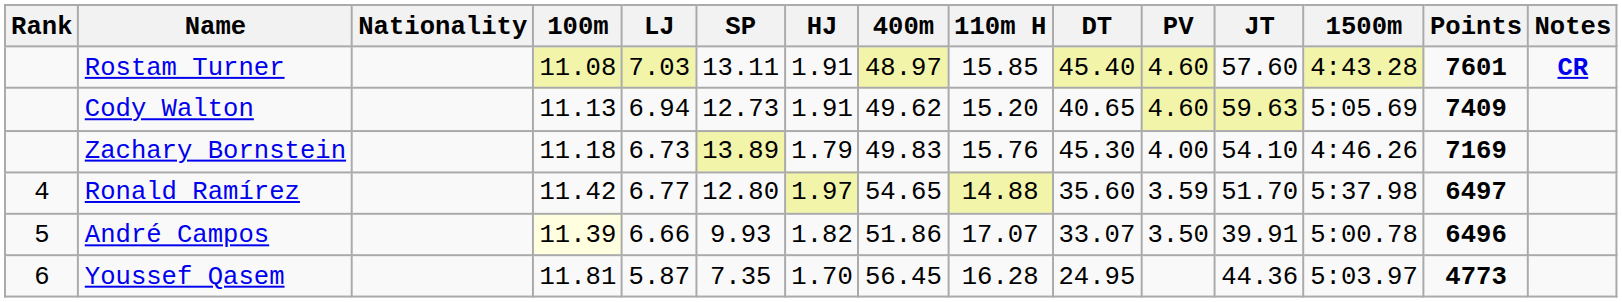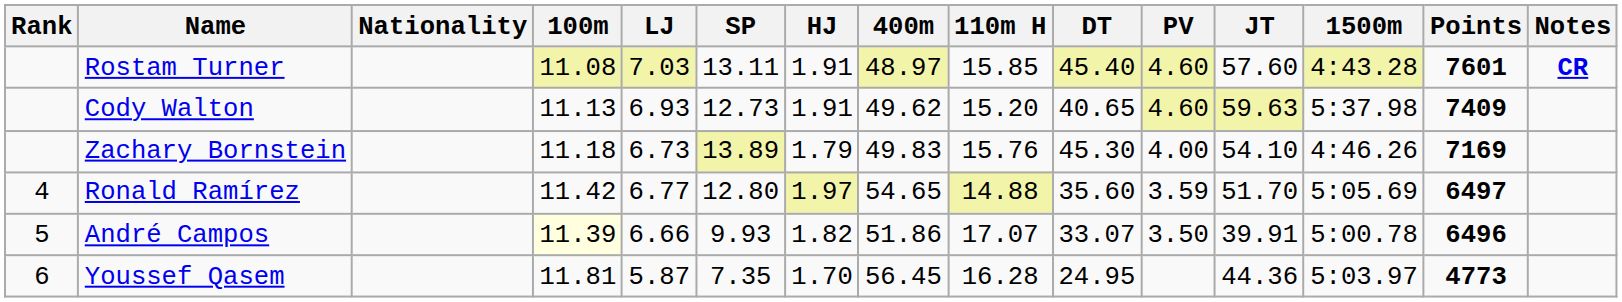(659, 109) 6.94 -> (659, 109) 6.93
(1364, 109) 5:05.69 -> (1364, 109) 5:37.98
(1364, 193) 5:37.98 -> (1364, 193) 5:05.69
